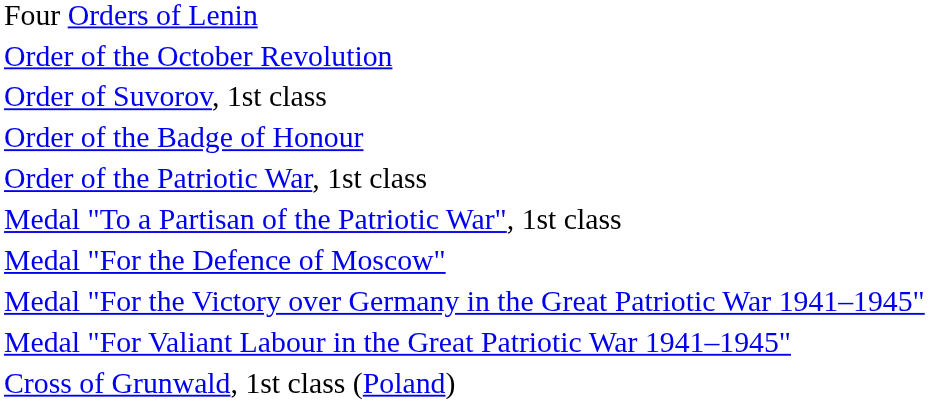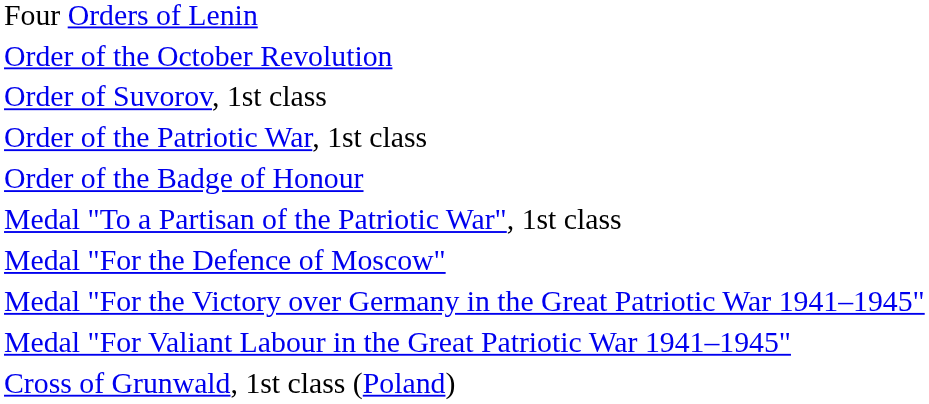rows swapped: (216, 178) <-> (184, 137)
